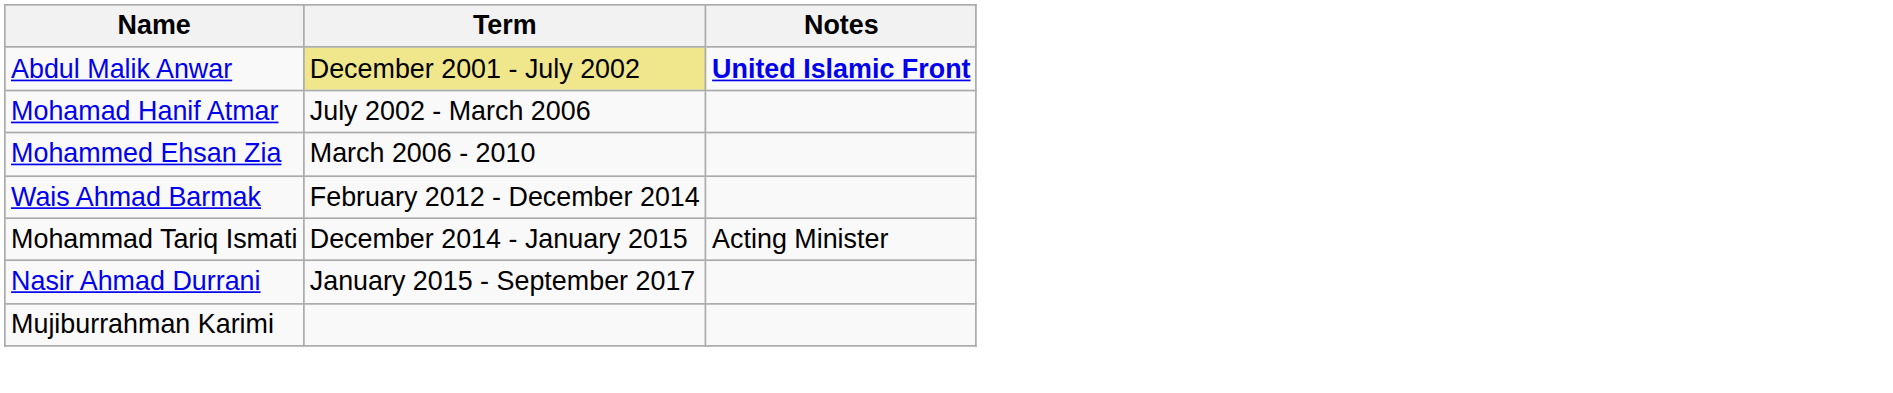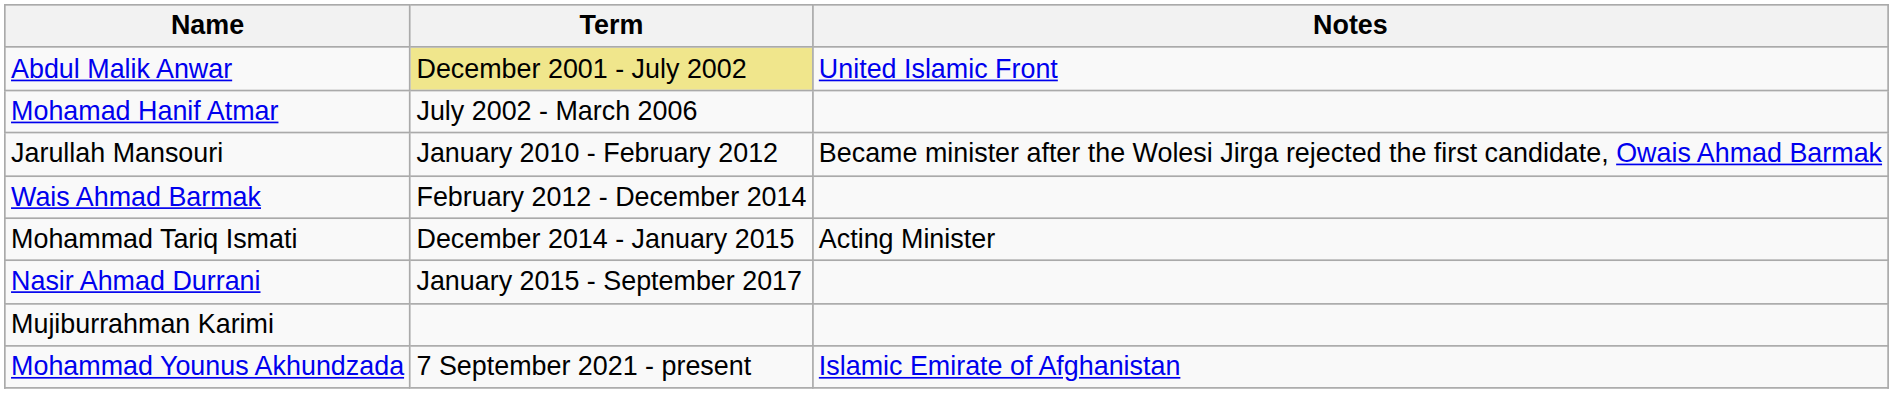(841, 68) bold -> (938, 68) normal
- row: (146, 153)
+ row: (117, 153)
+ row: (208, 366)
